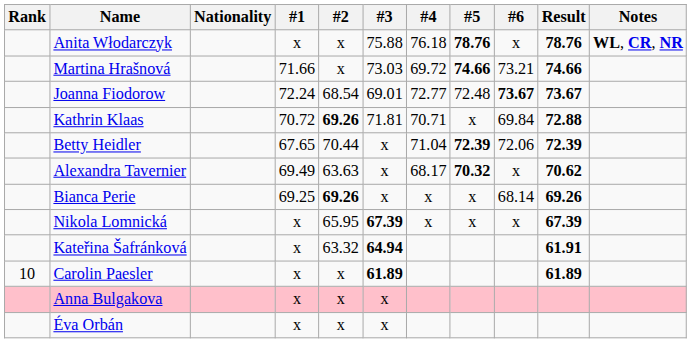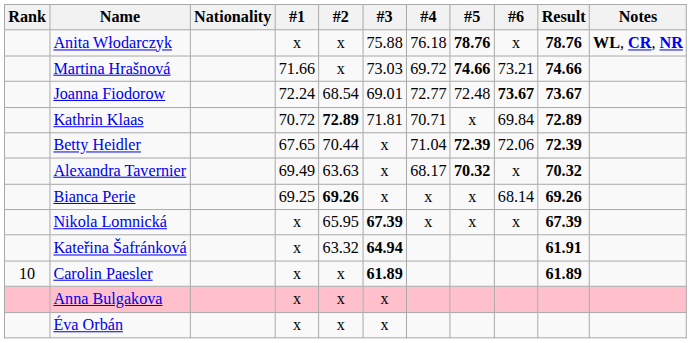(341, 119) 69.26 -> (341, 119) 72.89
(564, 119) 72.88 -> (564, 119) 72.89
(564, 171) 70.62 -> (564, 171) 70.32
